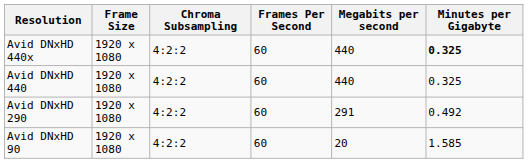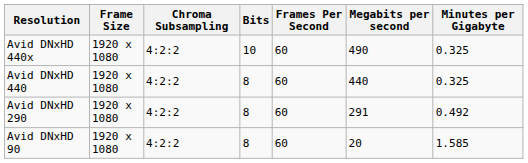+ column: (256, 20)
(344, 51) 440 -> (359, 51) 490
(445, 51) bold -> (452, 51) normal
